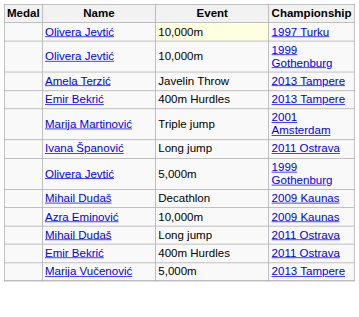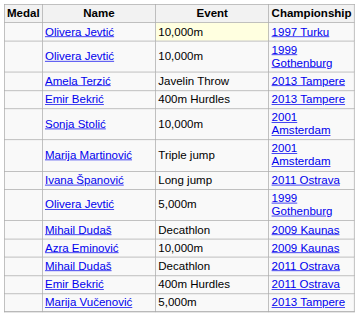+ row: (75, 124)
(185, 235) Long jump -> (184, 266) Decathlon
